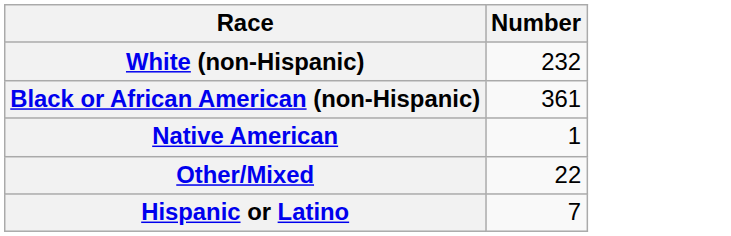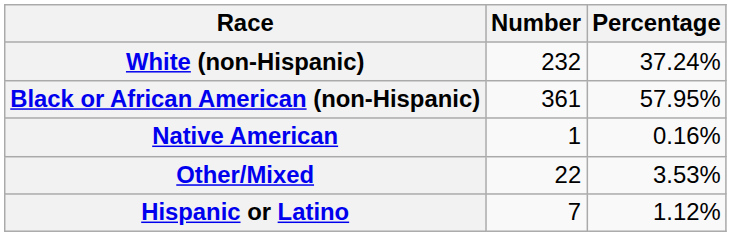+ column: (656, 23)
